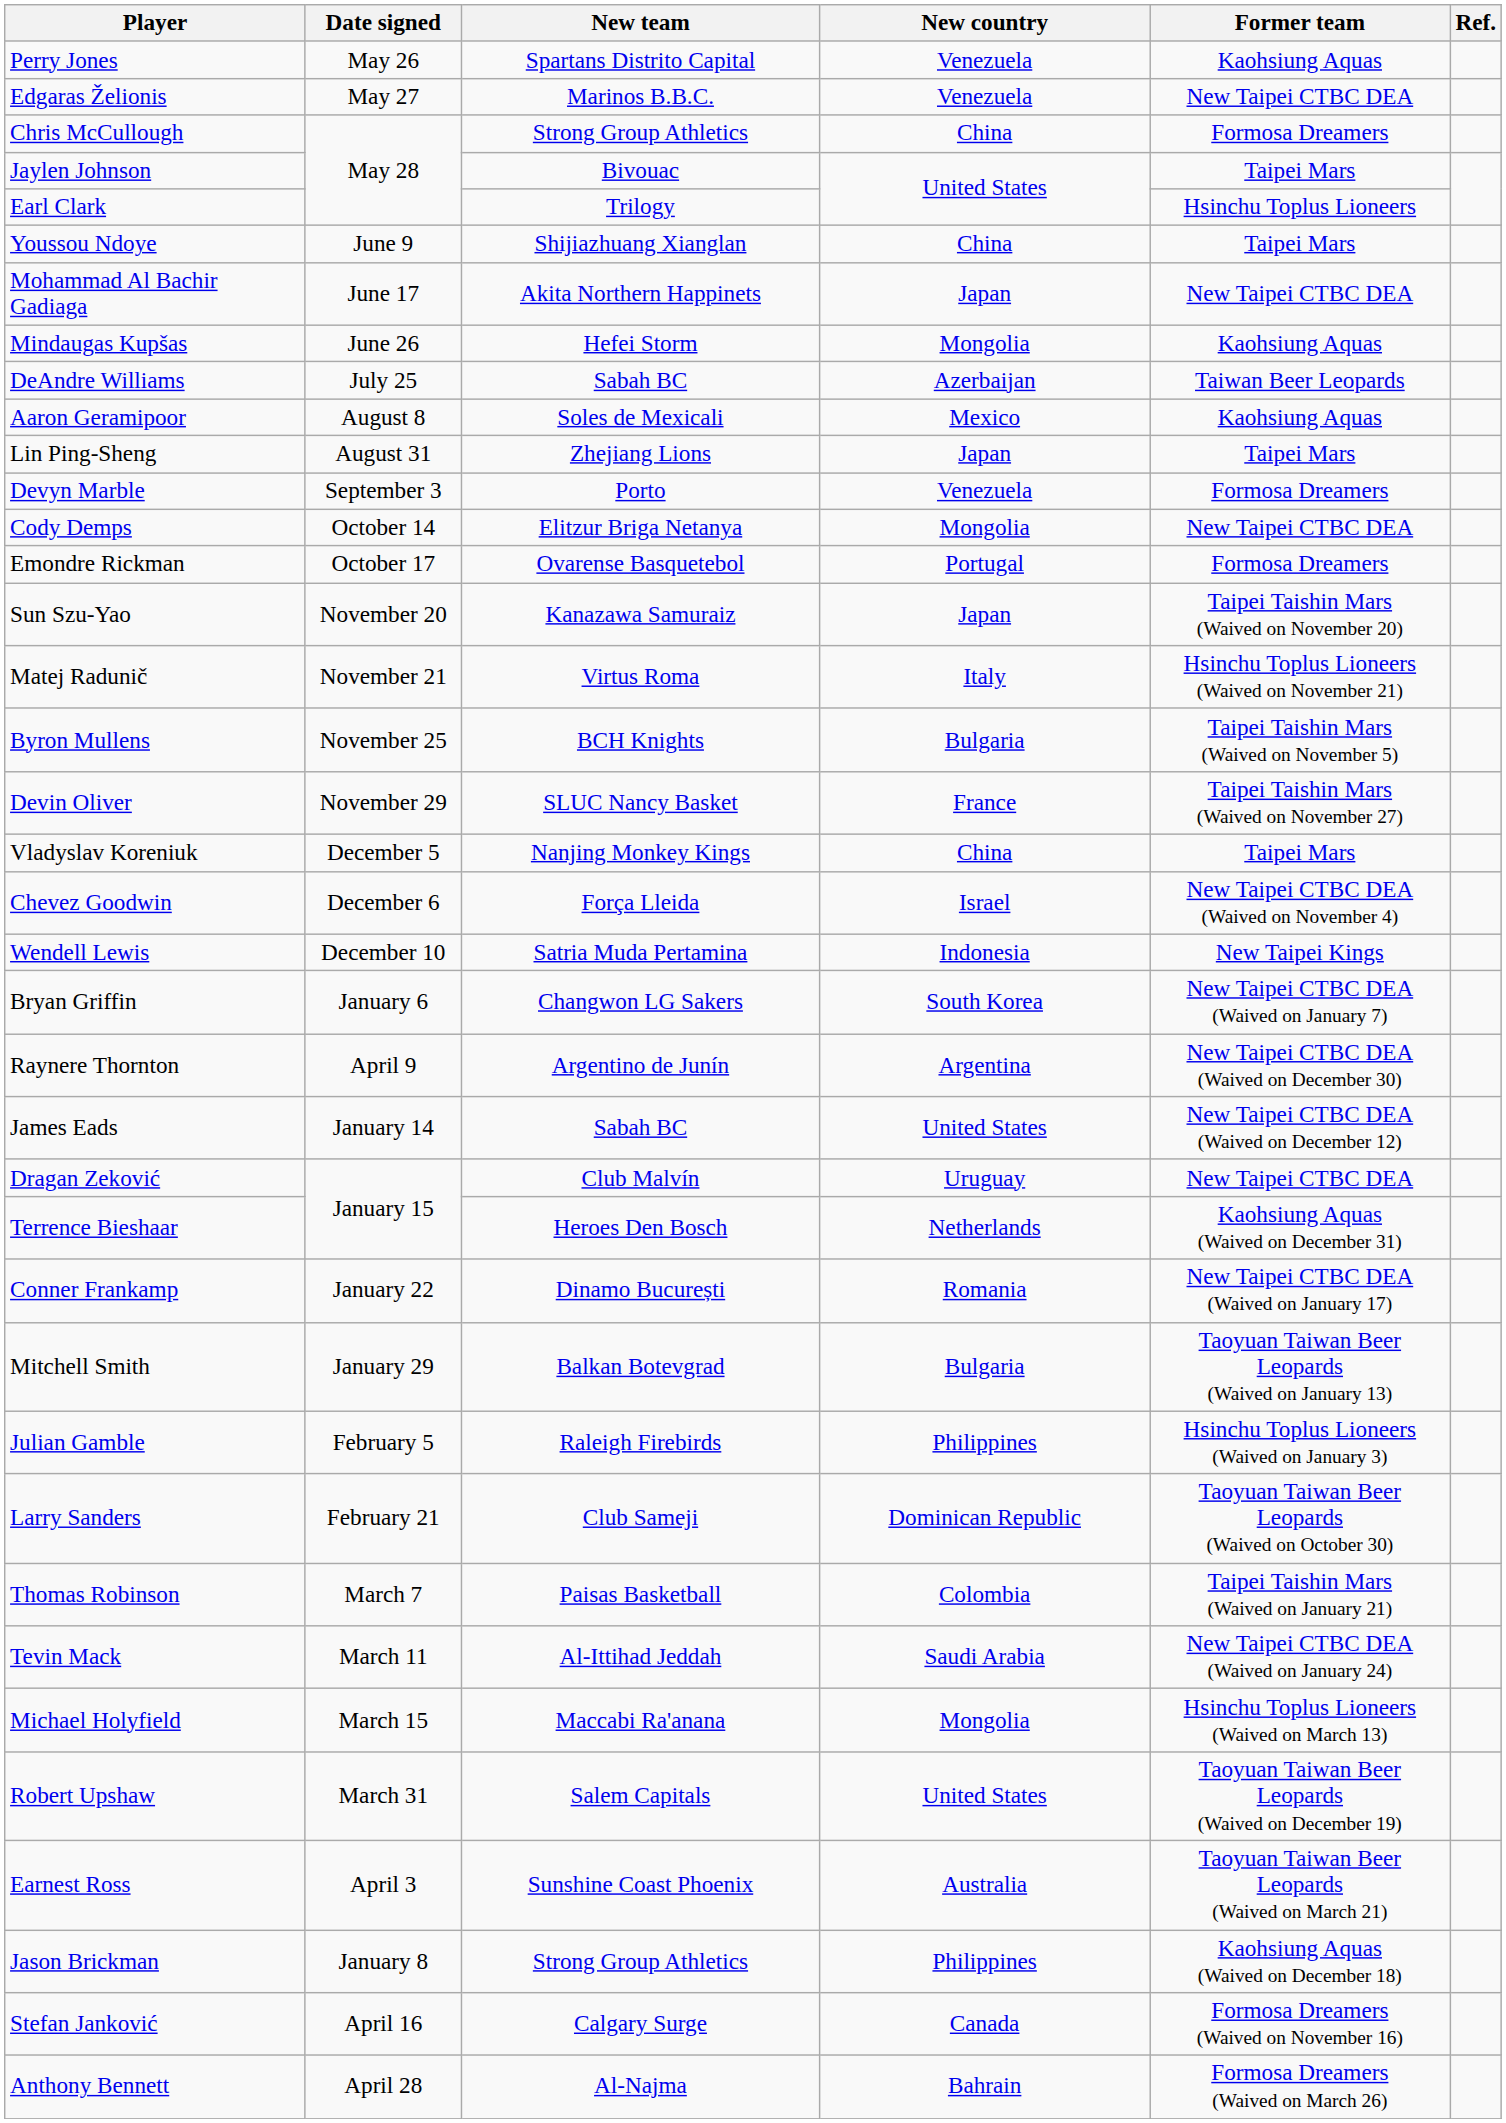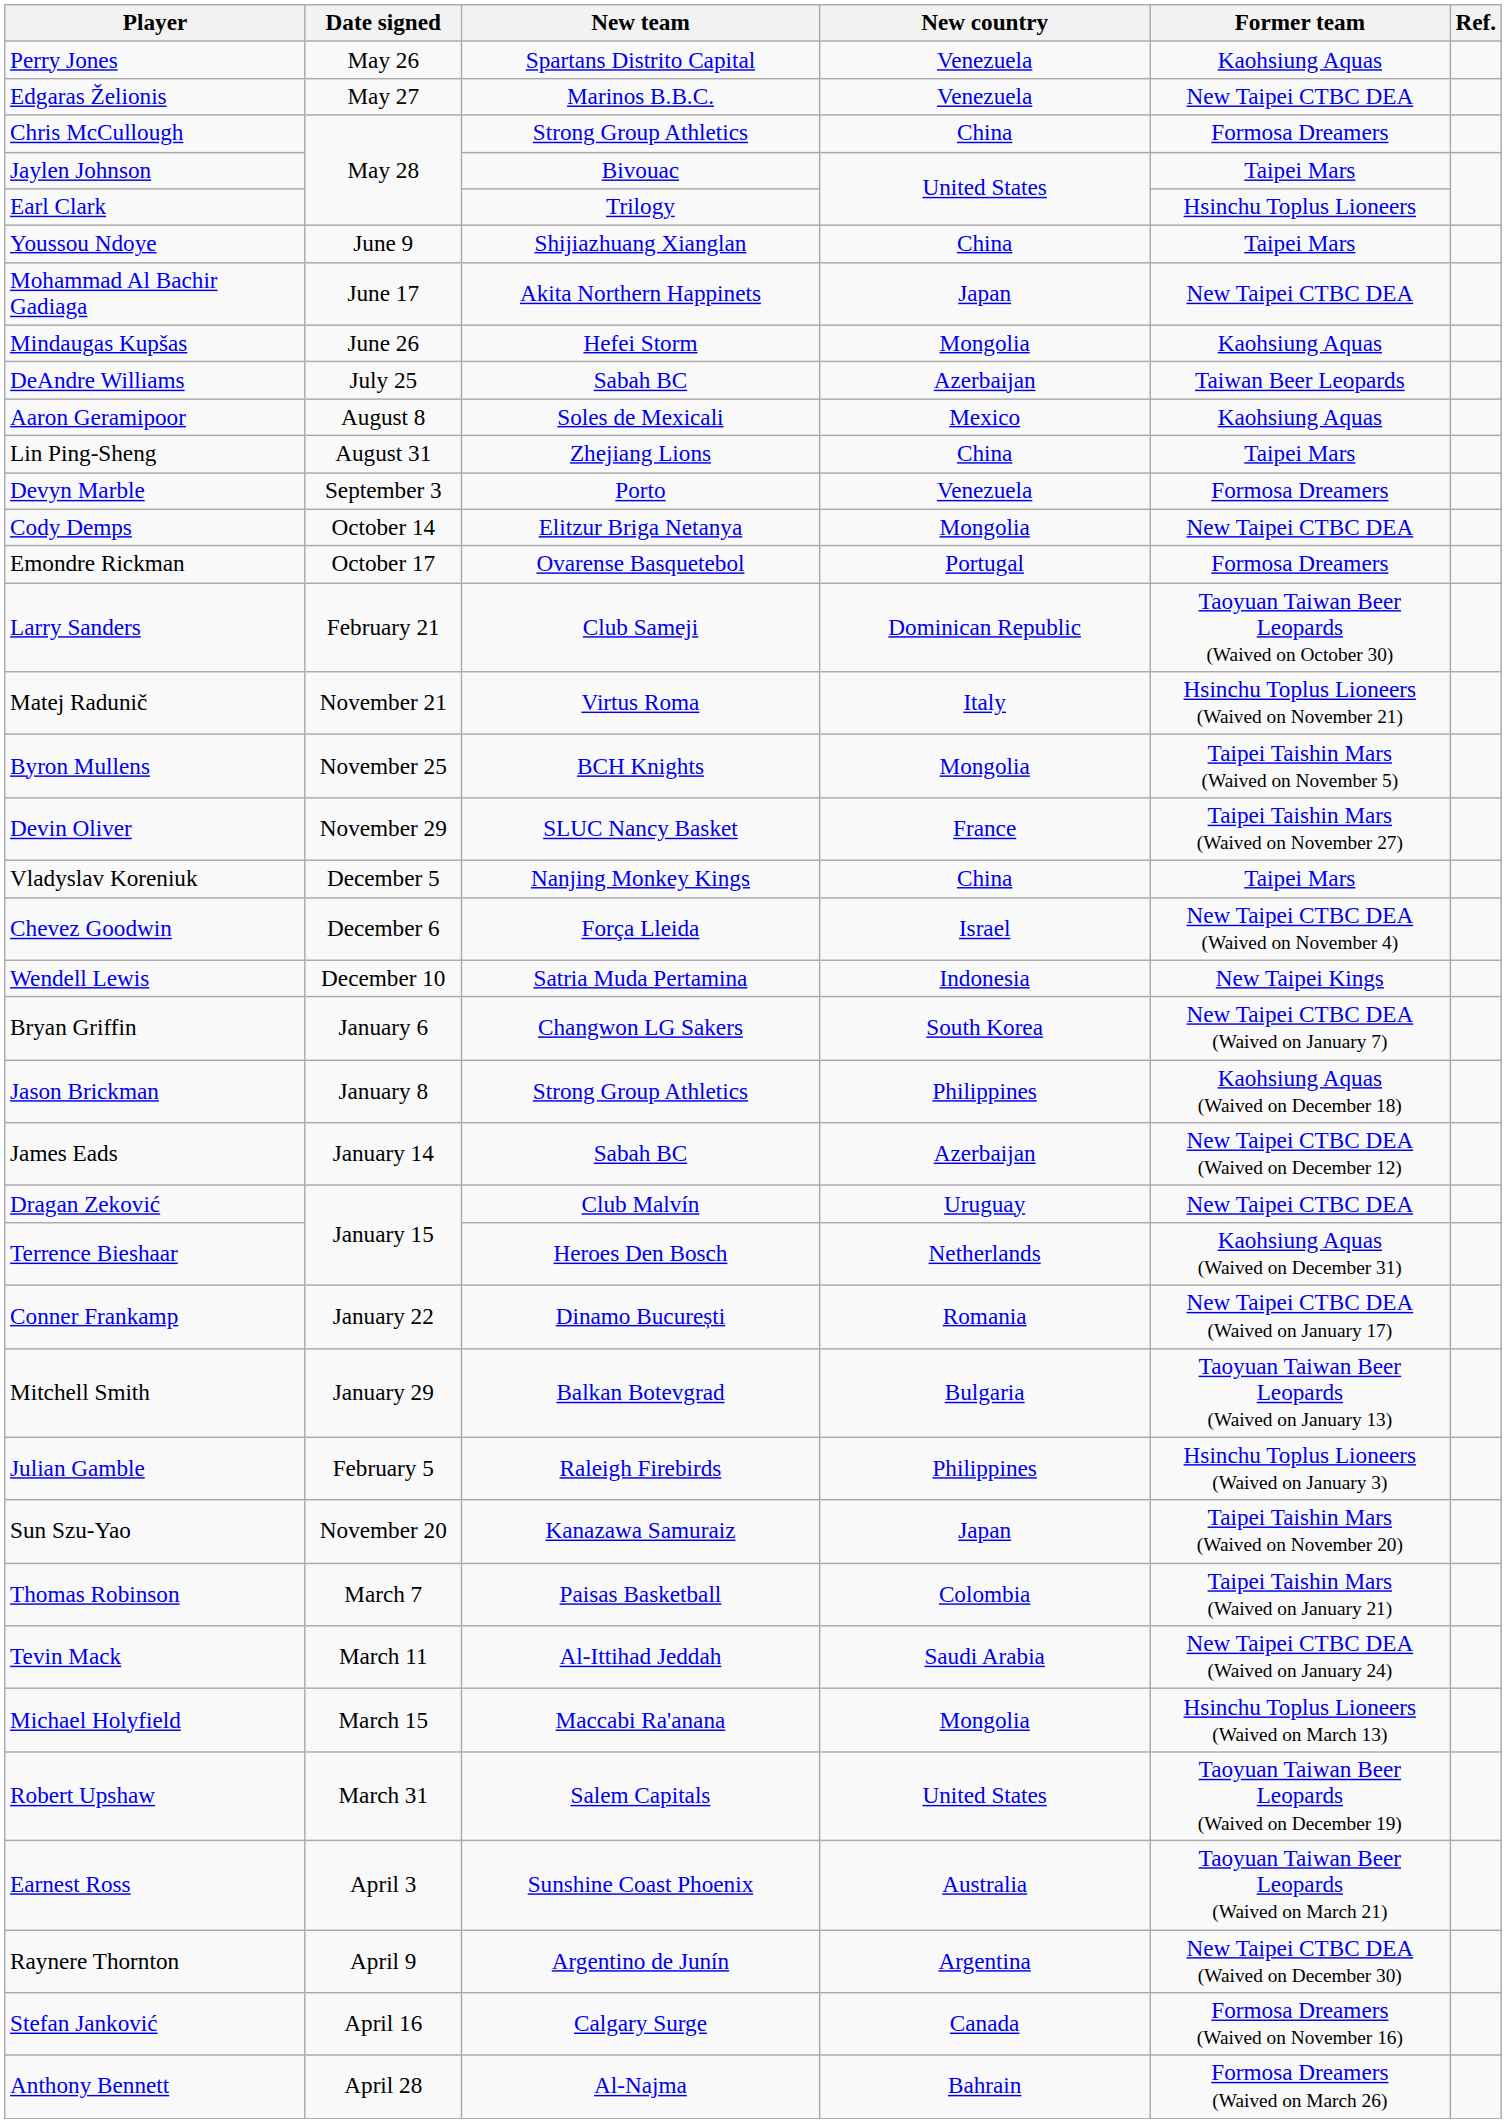(985, 453) Japan -> (985, 453) China
rows swapped: (70, 613) <-> (75, 1518)
(985, 739) Bulgaria -> (985, 765) Mongolia
rows swapped: (84, 1960) <-> (95, 1064)
(985, 1127) United States -> (985, 1153) Azerbaijan
